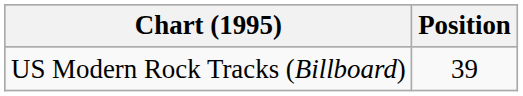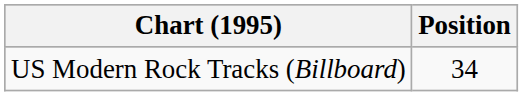(464, 68) 39 -> (464, 68) 34
